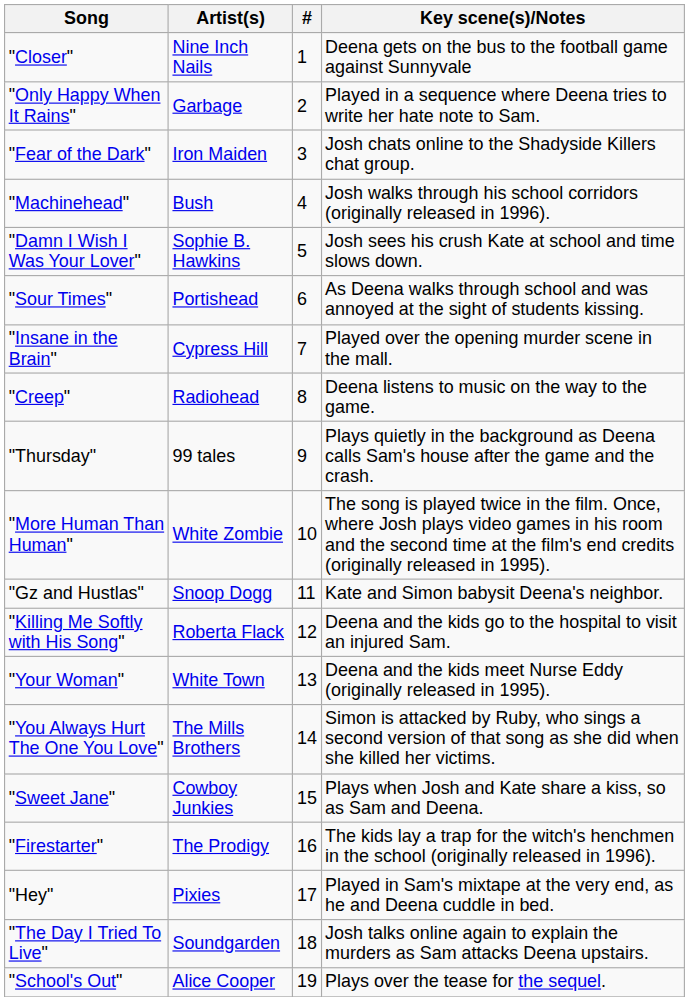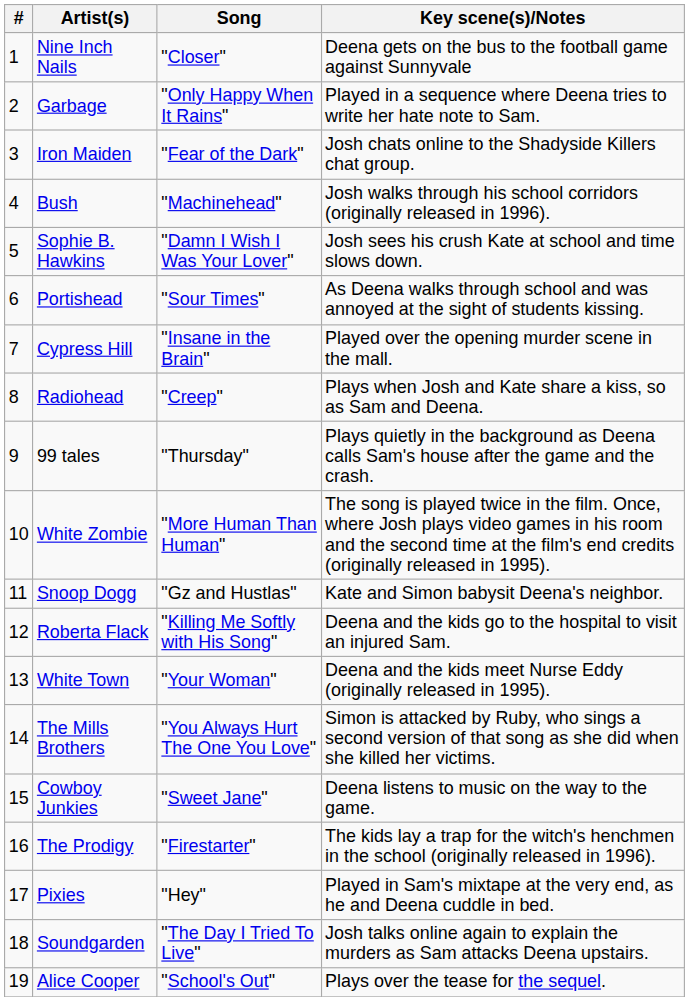columns swapped: (307, 18) <-> (86, 18)
(486, 397) Deena listens to music on the way to the game. -> (495, 397) Plays when Josh and Kate share a kiss, so as Sam and Deena.
(495, 797) Plays when Josh and Kate share a kiss, so as Sam and Deena. -> (486, 797) Deena listens to music on the way to the game.
